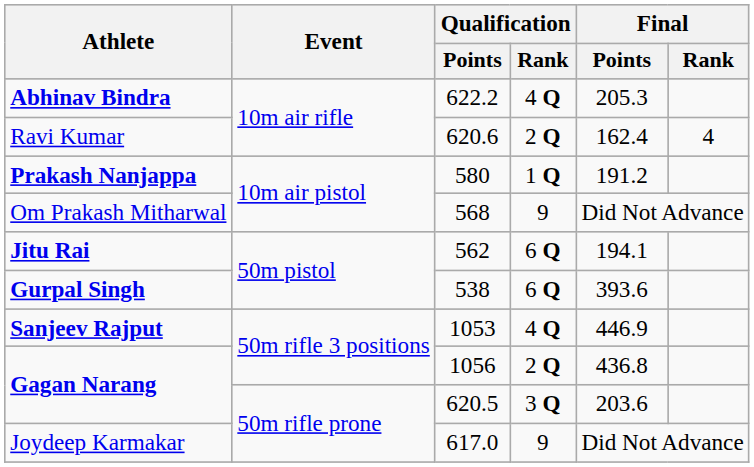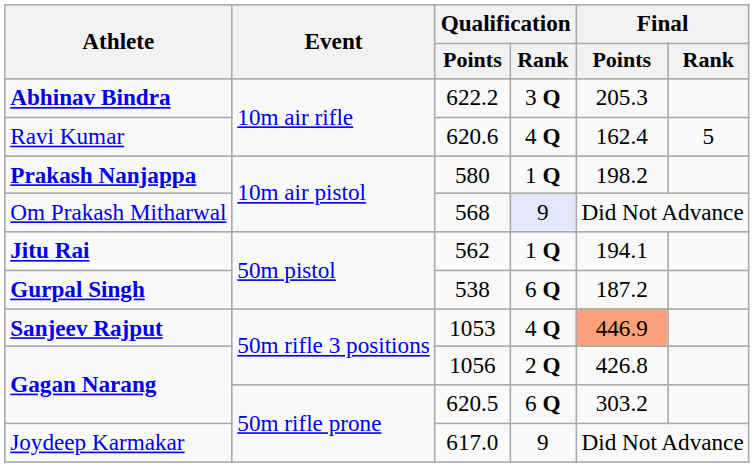(543, 98) 4 Q -> (543, 98) 3 Q
(543, 136) 2 Q -> (543, 136) 4 Q
(708, 136) 4 -> (708, 136) 5
(622, 174) 191.2 -> (622, 174) 198.2
(543, 213) no background -> (543, 213) lavender background
(543, 251) 6 Q -> (543, 251) 1 Q
(622, 289) 393.6 -> (622, 289) 187.2
(622, 327) no background -> (622, 327) lightsalmon background
(622, 366) 436.8 -> (622, 366) 426.8
(543, 404) 3 Q -> (543, 404) 6 Q
(622, 404) 203.6 -> (622, 404) 303.2
